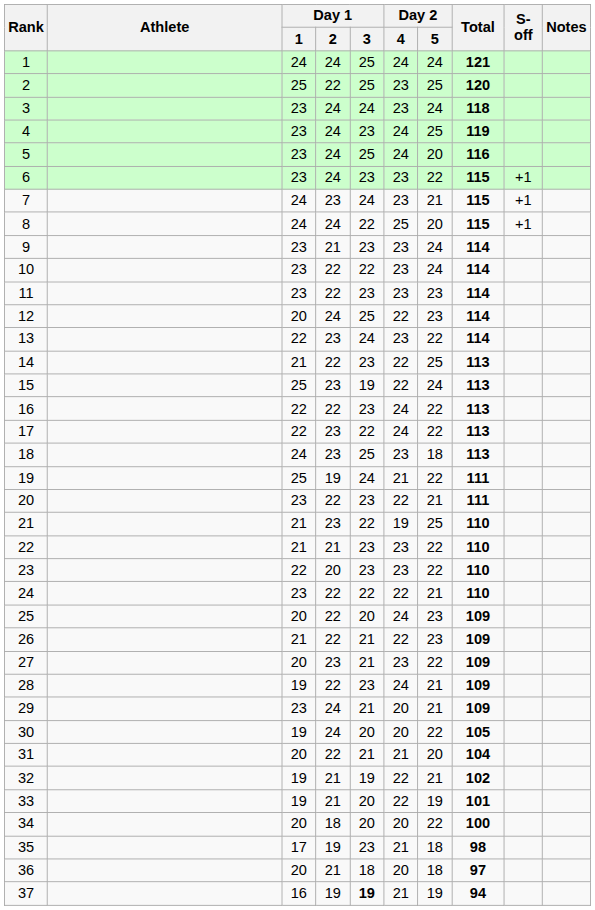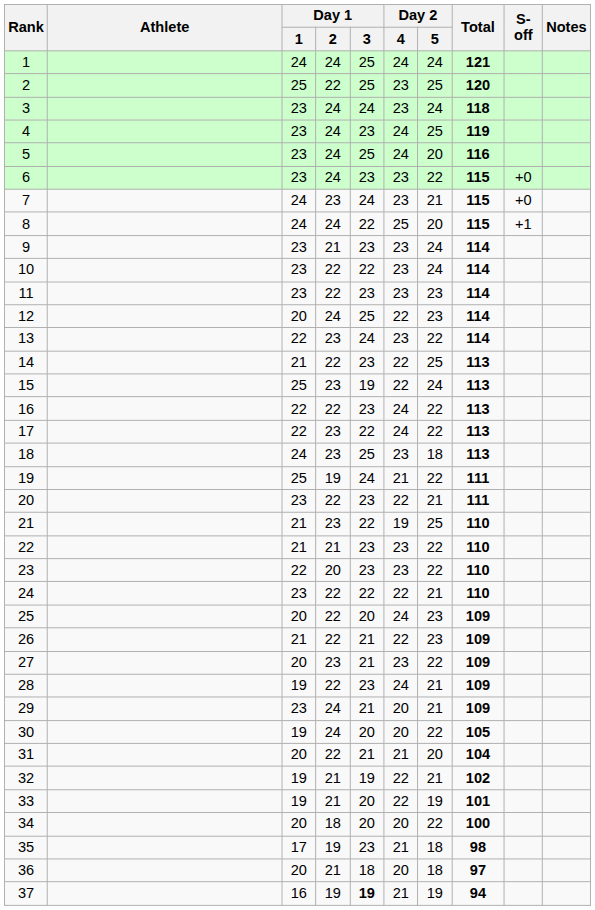(523, 177) +1 -> (523, 177) +0
(523, 200) +1 -> (523, 200) +0
